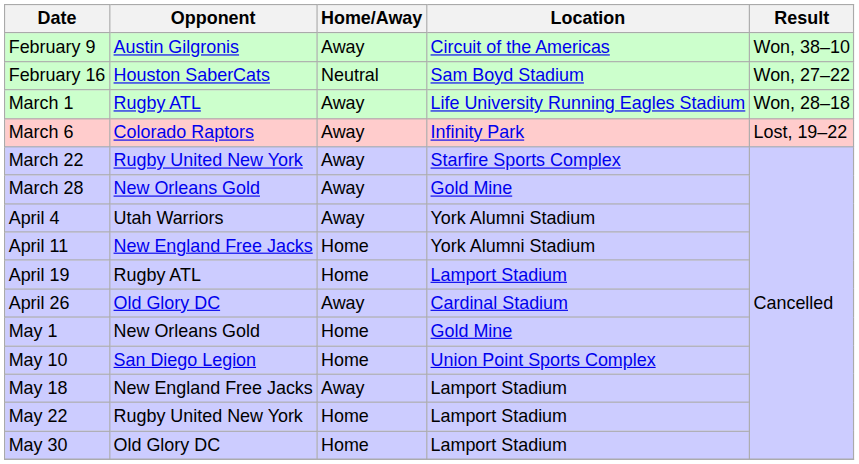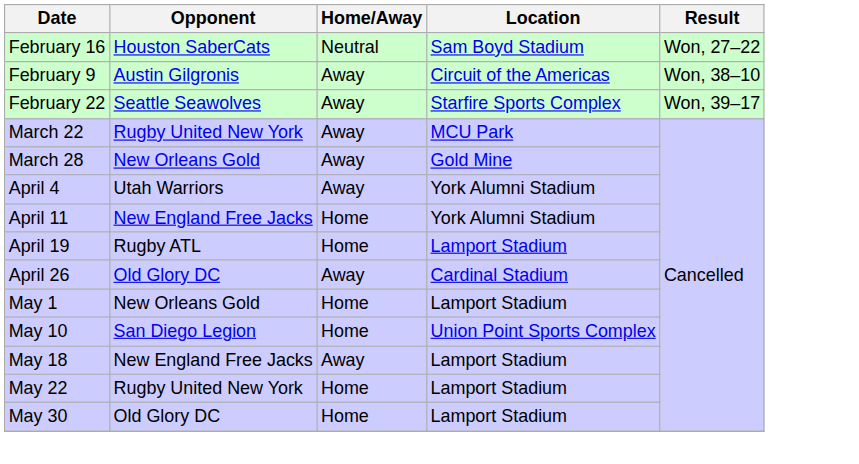rows swapped: (52, 47) <-> (57, 75)
+ row: (57, 103)
- row: (41, 103)
- row: (41, 132)
(526, 160) Starfire Sports Complex -> (472, 132) MCU Park
(471, 331) Gold Mine -> (499, 302) Lamport Stadium
